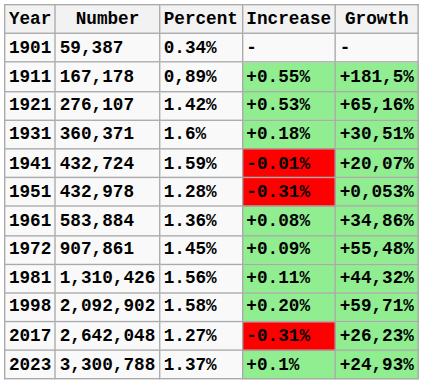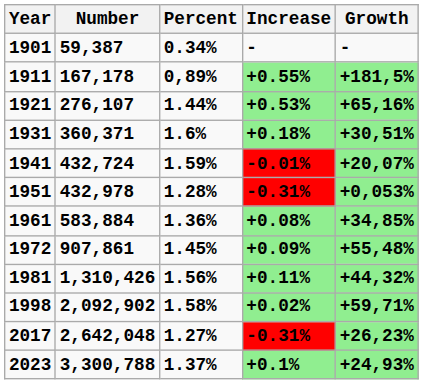(190, 106) 1.42% -> (190, 106) 1.44%
(377, 221) +34,86% -> (377, 221) +34,85%
(278, 307) +0.20% -> (278, 307) +0.02%
